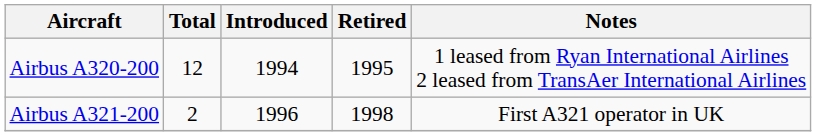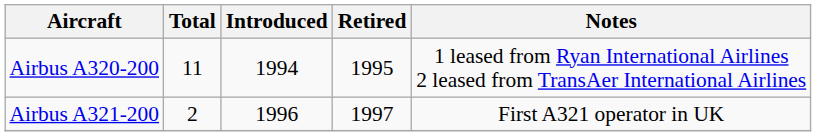(192, 67) 12 -> (192, 67) 11
(372, 113) 1998 -> (372, 113) 1997
